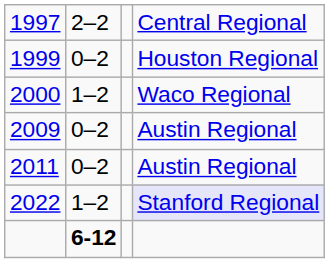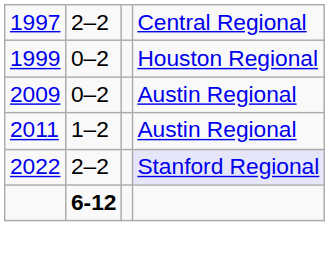- row: (35, 94)
(90, 166) 0–2 -> (90, 130) 1–2
(90, 202) 1–2 -> (90, 166) 2–2
